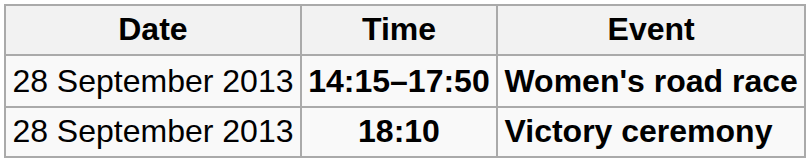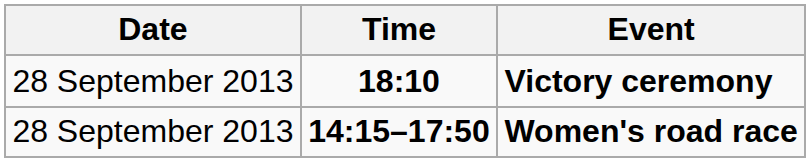rows swapped: (651, 80) <-> (638, 131)
